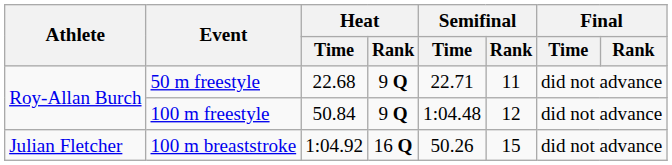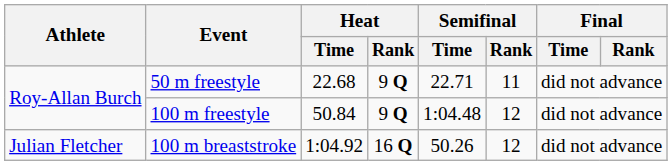(511, 145) 15 -> (511, 145) 12
